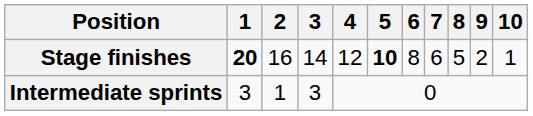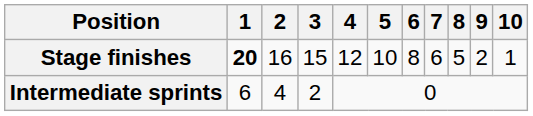(315, 57) 14 -> (315, 57) 15
(385, 57) bold -> (385, 57) normal
(245, 92) 3 -> (245, 92) 6
(280, 92) 1 -> (280, 92) 4
(315, 92) 3 -> (315, 92) 2
